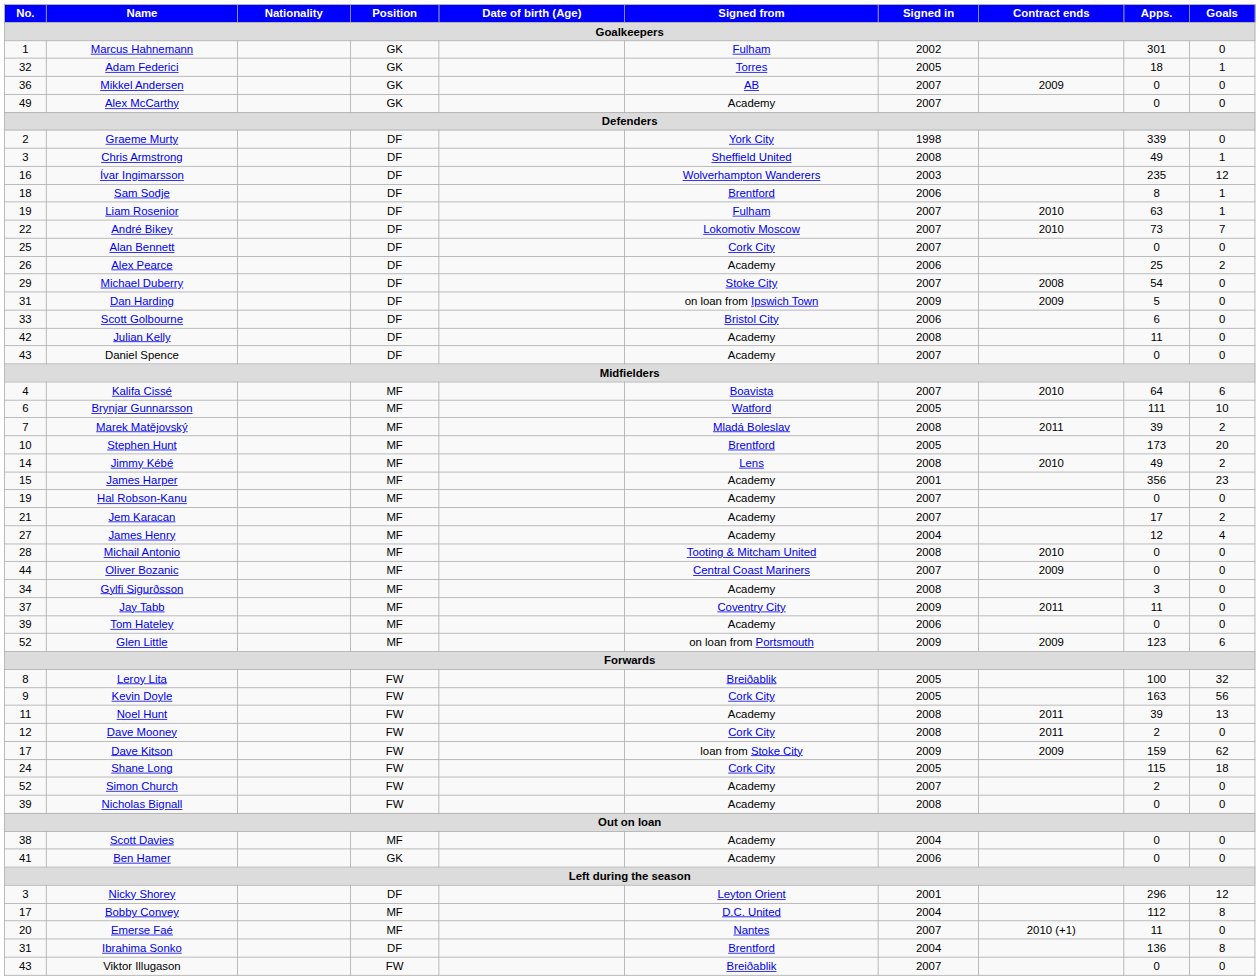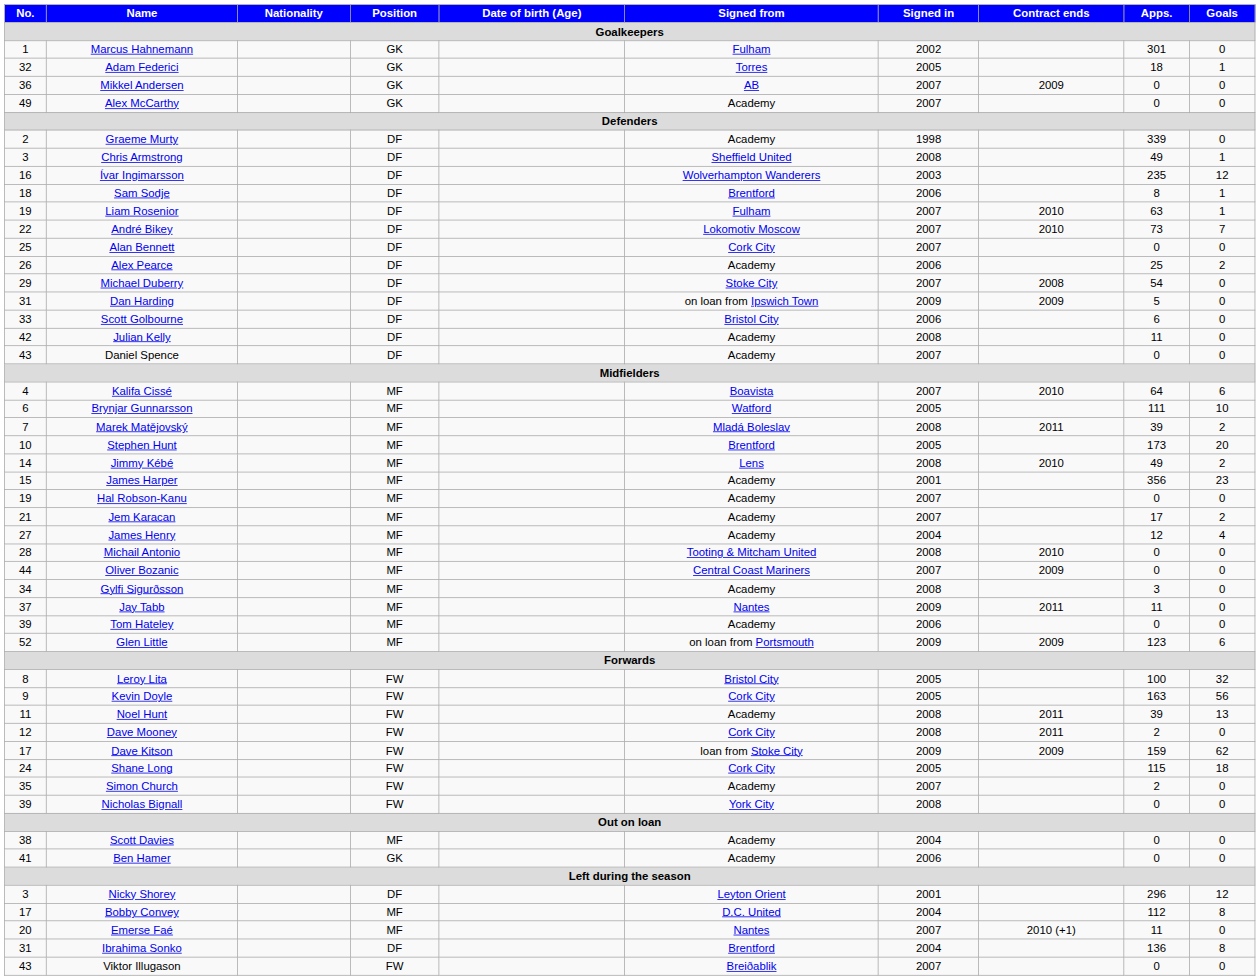(752, 140) York City -> (752, 140) Academy
(752, 607) Coventry City -> (752, 607) Nantes
(752, 679) Breiðablik -> (752, 679) Bristol City
(25, 787) 52 -> (25, 787) 35
(752, 805) Academy -> (752, 805) York City
